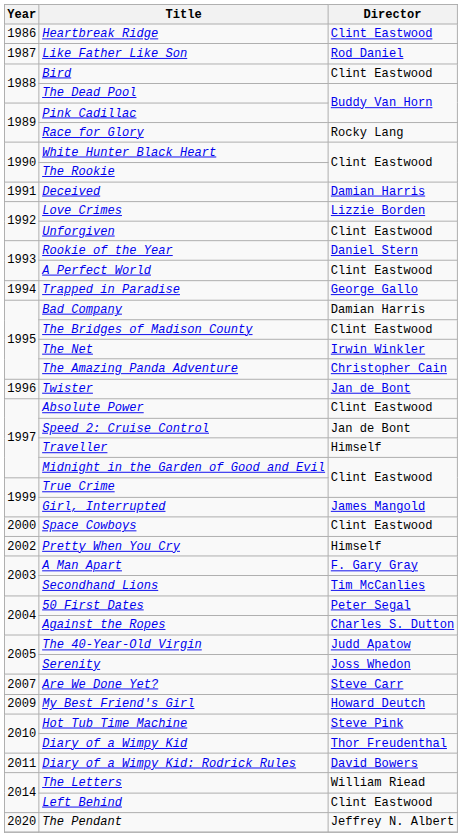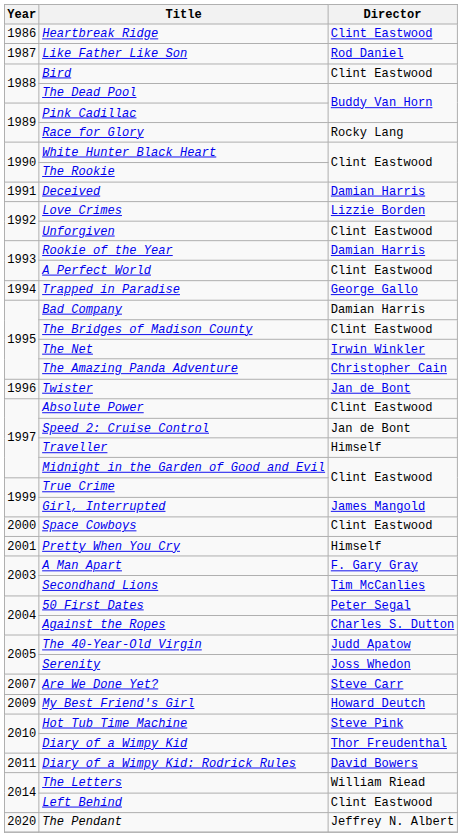(374, 251) Daniel Stern -> (378, 251) Damian Harris
(22, 546) 2002 -> (22, 546) 2001
